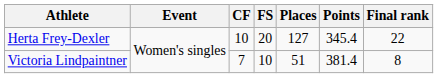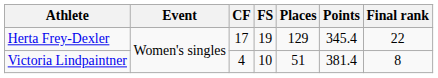(241, 39) 10 -> (241, 39) 17
(265, 39) 20 -> (265, 39) 19
(298, 39) 127 -> (298, 39) 129
(241, 61) 7 -> (241, 61) 4
